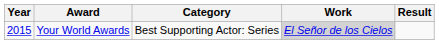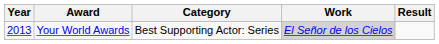(19, 30) 2015 -> (19, 30) 2013
